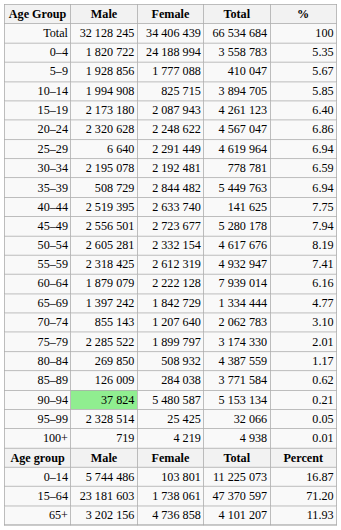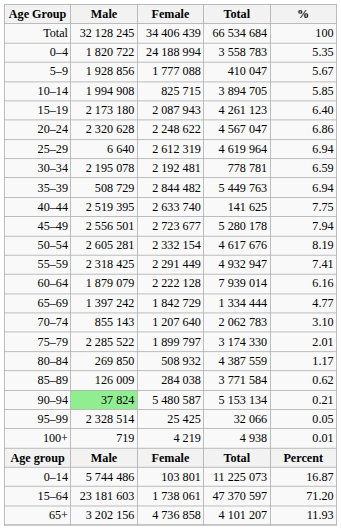(176, 149) 2 291 449 -> (176, 149) 2 612 319
(176, 264) 2 612 319 -> (176, 264) 2 291 449
